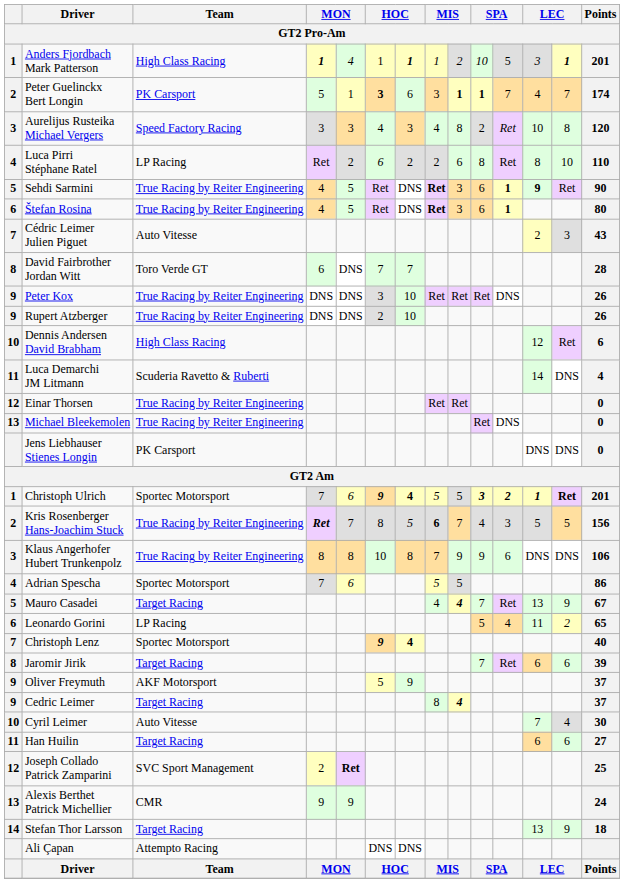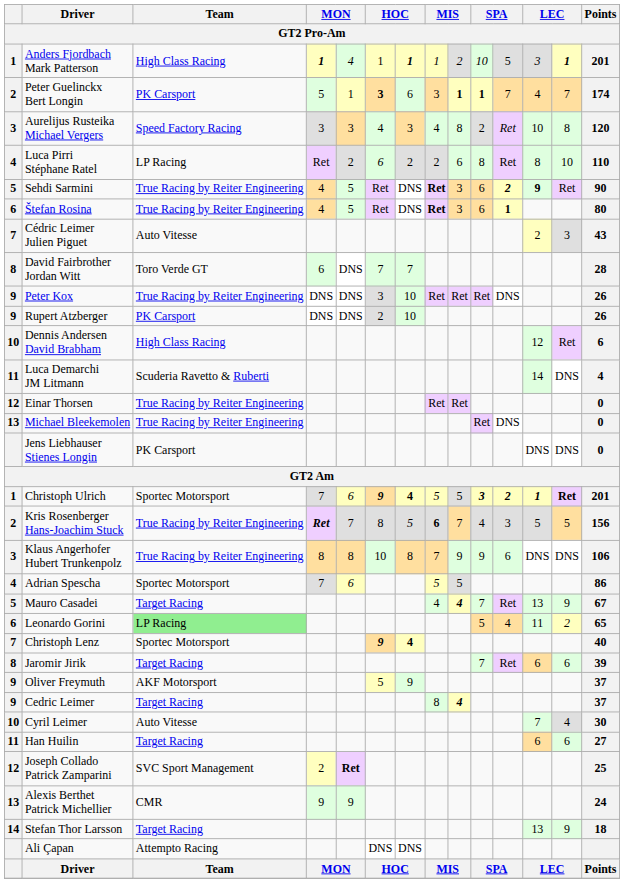(508, 188) 1 -> (508, 188) 2
(220, 315) True Racing by Reiter Engineering -> (166, 315) PK Carsport
(161, 622) no background -> (161, 622) lightgreen background
